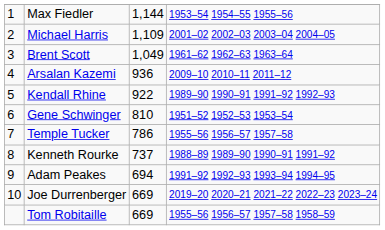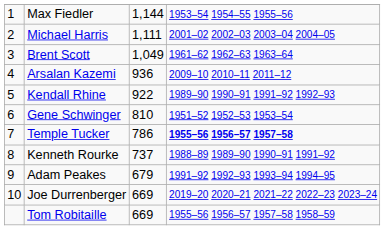(148, 34) 1,109 -> (147, 34) 1,111
(231, 135) normal -> (231, 135) bold
(143, 174) 694 -> (143, 174) 679
